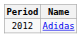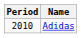(22, 26) 2012 -> (22, 26) 2010
